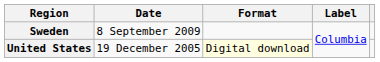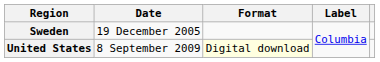(149, 31) 8 September 2009 -> (149, 31) 19 December 2005
(149, 48) 19 December 2005 -> (149, 48) 8 September 2009
